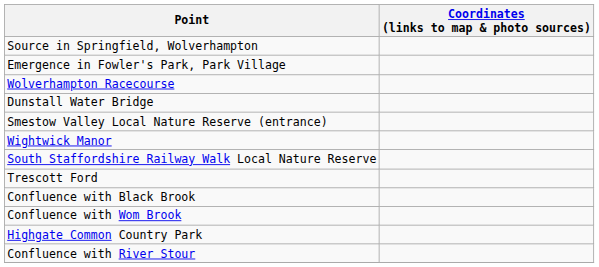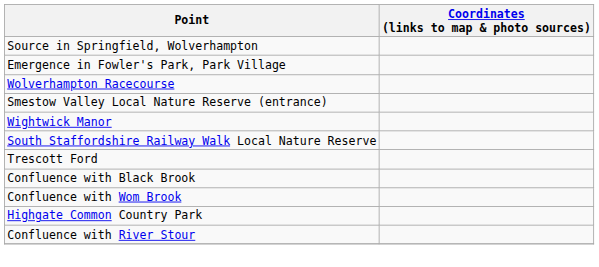- row: (80, 103)
